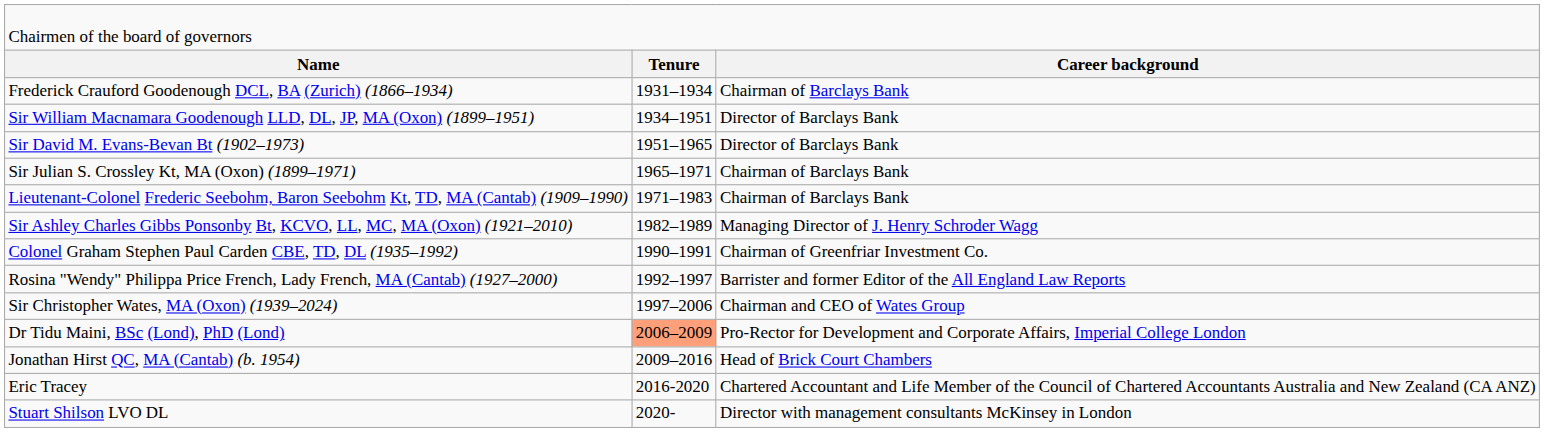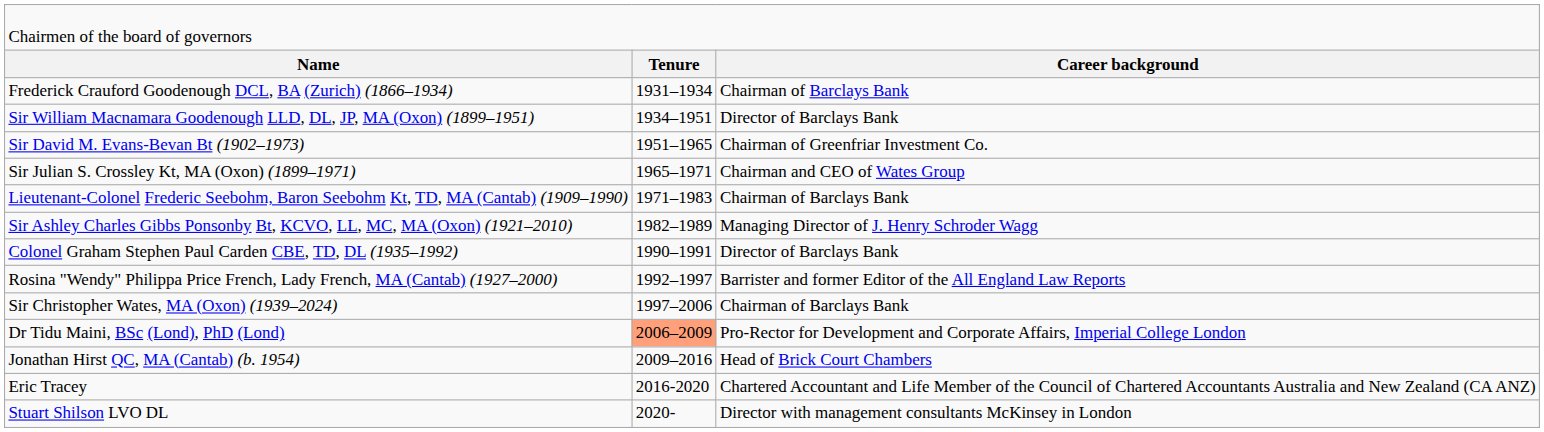(809, 144) Director of Barclays Bank -> (854, 144) Chairman of Greenfriar Investment Co.
(814, 171) Chairman of Barclays Bank -> (842, 171) Chairman and CEO of Wates Group
(854, 252) Chairman of Greenfriar Investment Co. -> (809, 252) Director of Barclays Bank
(842, 306) Chairman and CEO of Wates Group -> (814, 306) Chairman of Barclays Bank
